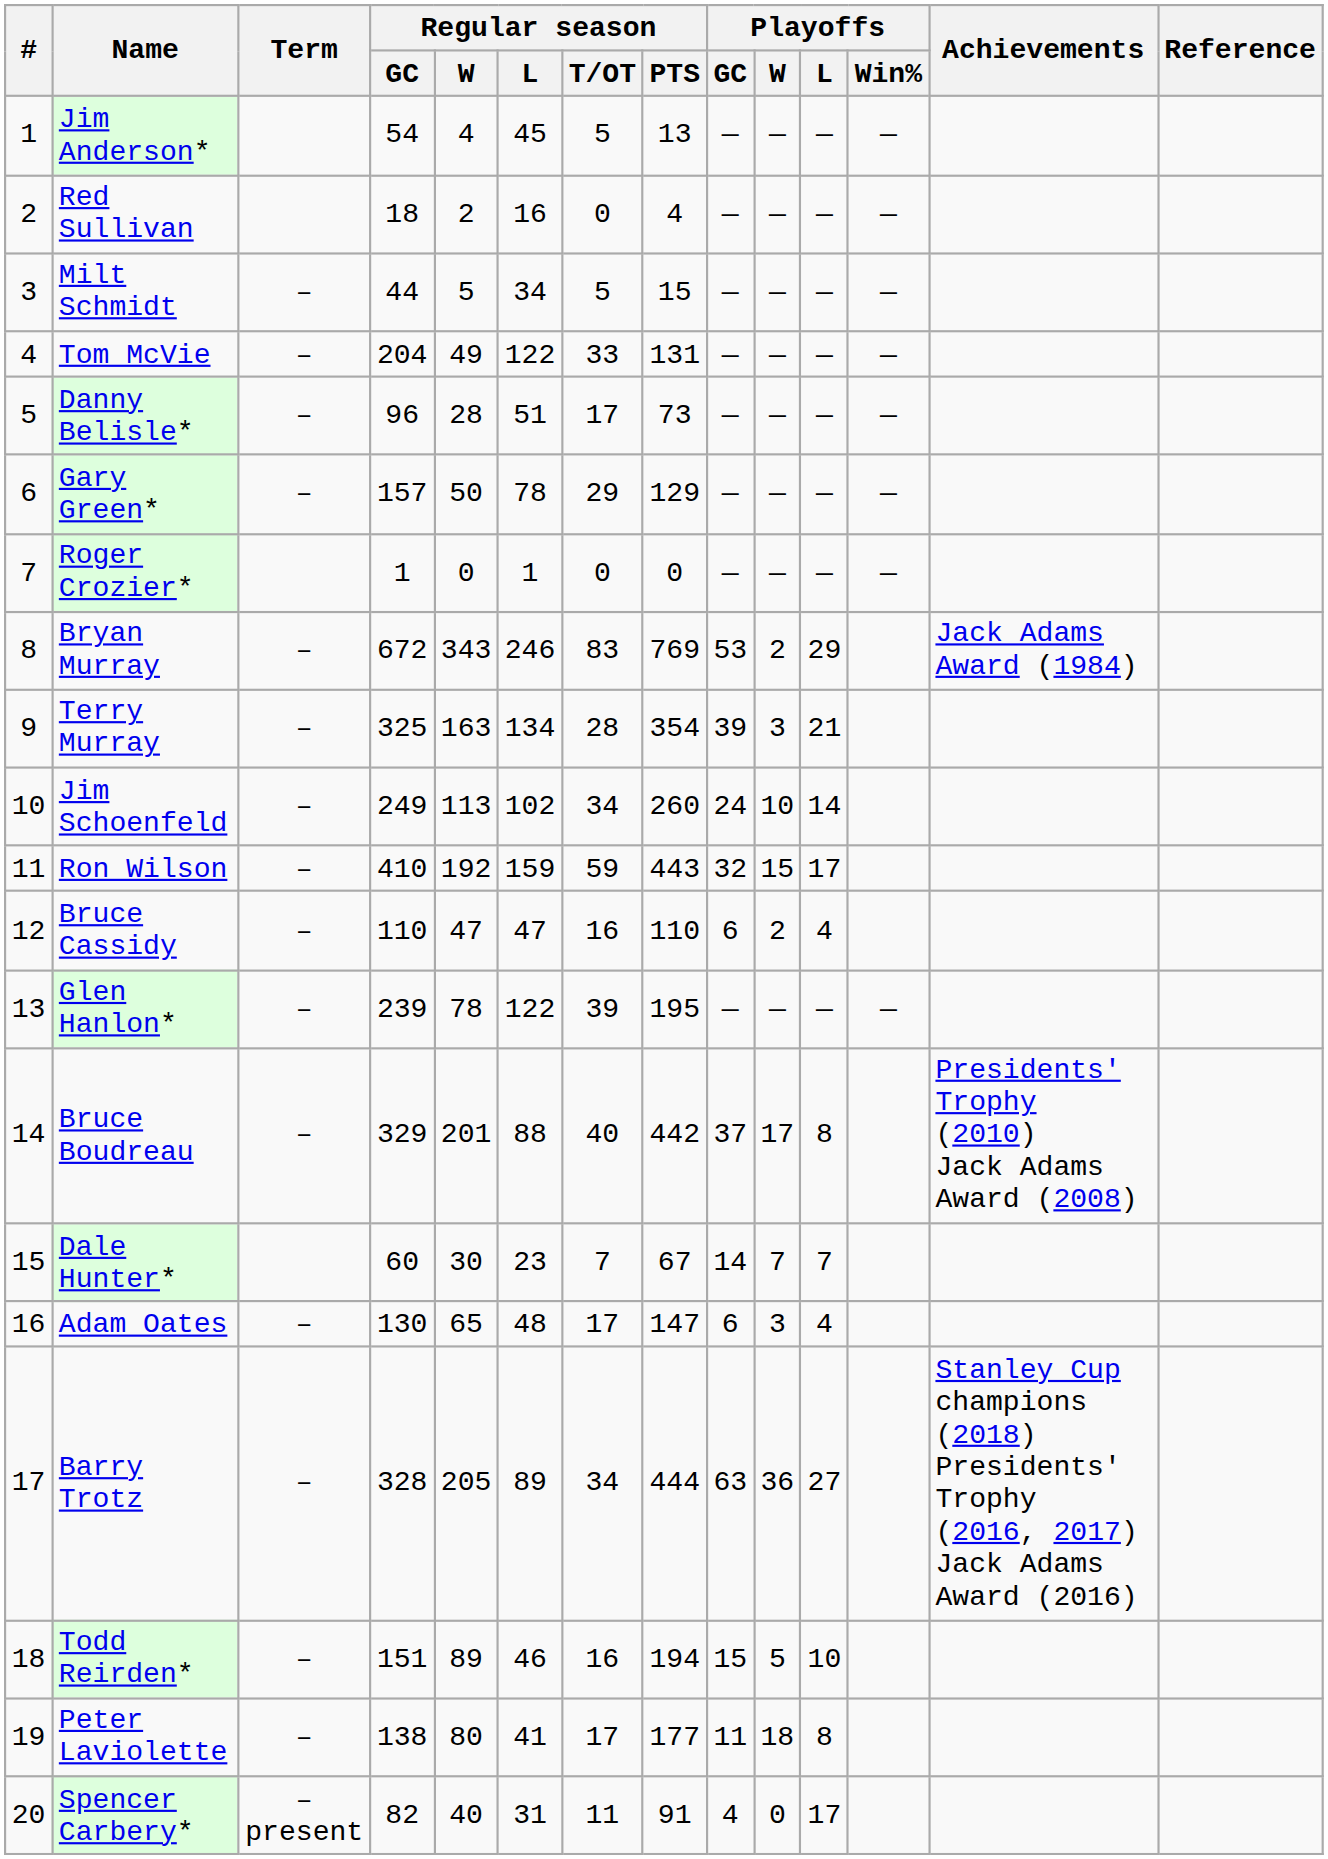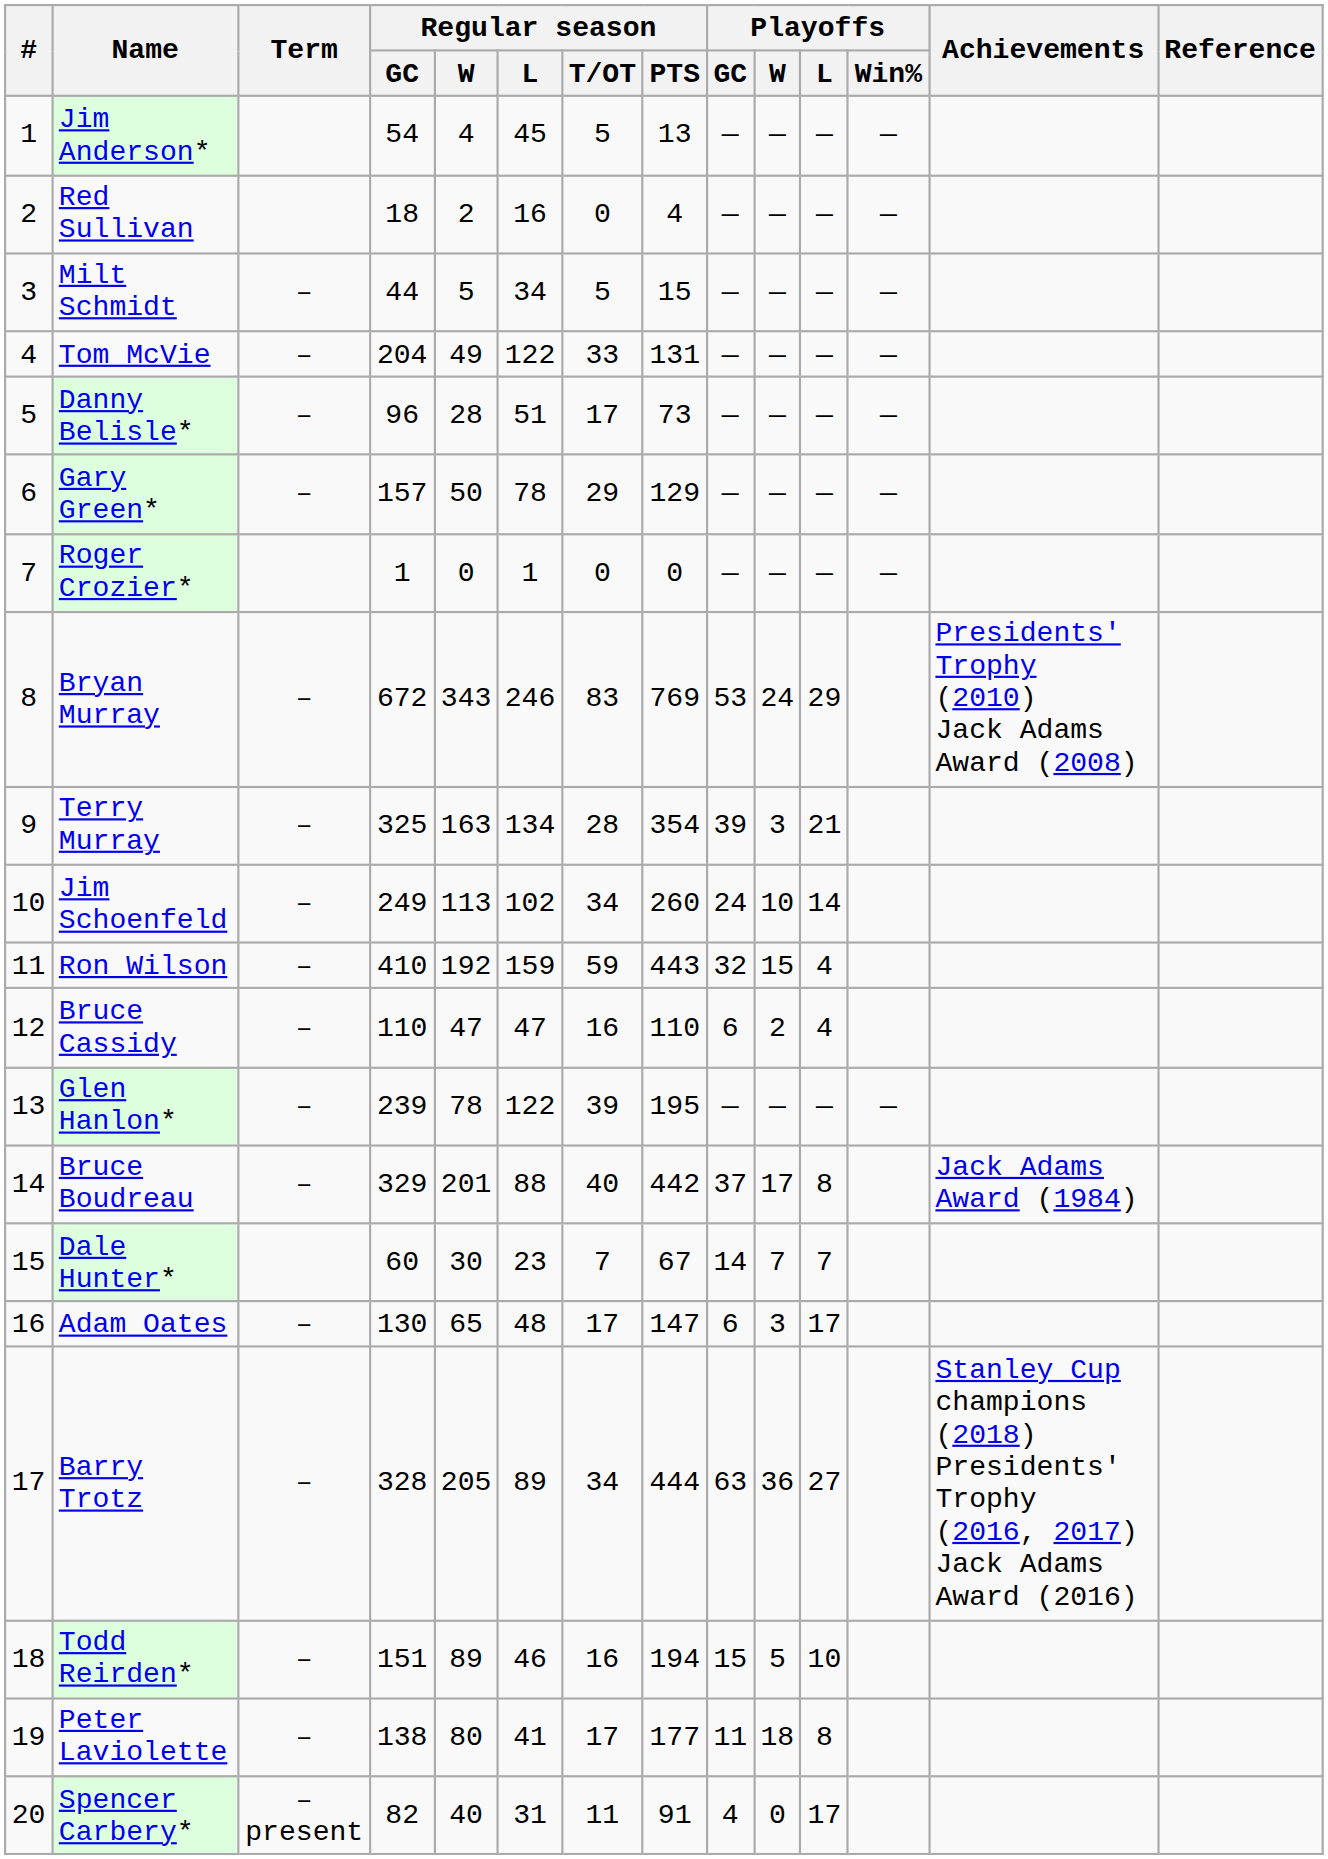(777, 650) 2 -> (777, 699) 24
(1037, 650) Jack Adams Award (1984) -> (1037, 699) Presidents' Trophy (2010) Jack Adams Award (2008)
(824, 869) 17 -> (824, 966) 4
(1037, 1136) Presidents' Trophy (2010) Jack Adams Award (2008) -> (1037, 1184) Jack Adams Award (1984)
(824, 1324) 4 -> (824, 1324) 17
